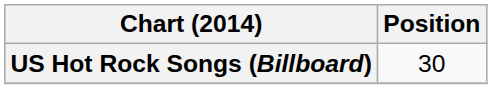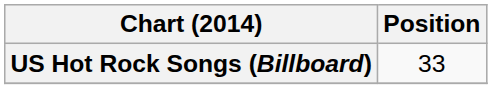(432, 63) 30 -> (432, 63) 33
